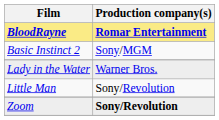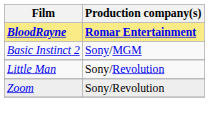- row: (49, 69)
(137, 106) bold -> (125, 87) normal
